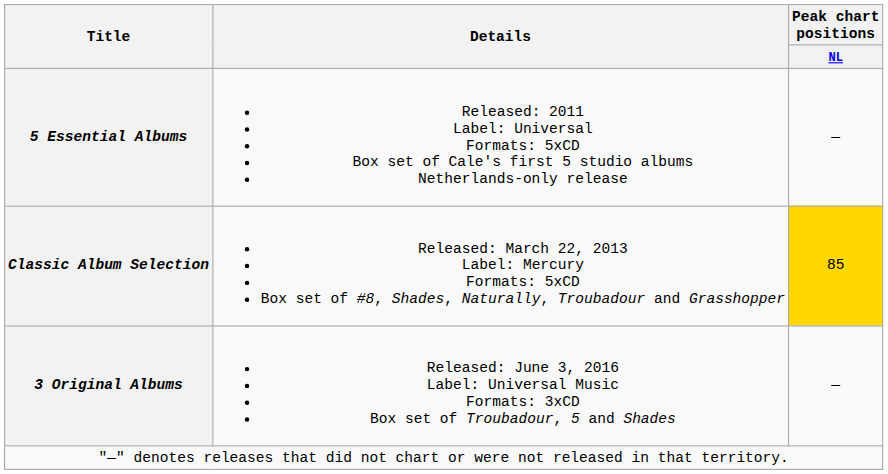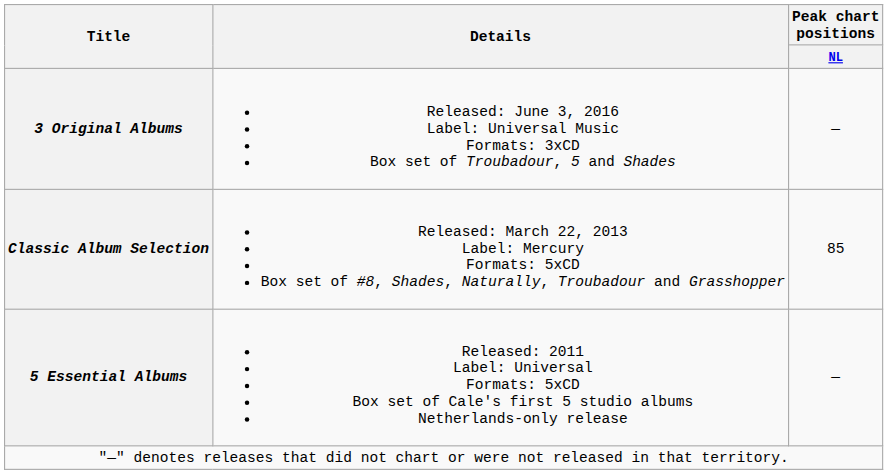rows swapped: (109, 137) <-> (109, 386)
(836, 266) gold background -> (836, 249) no background
